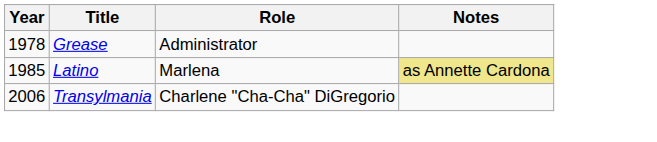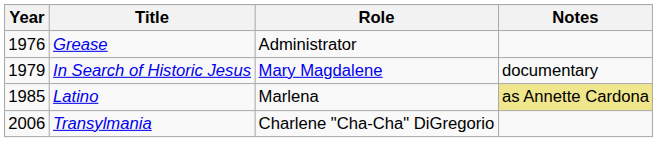(27, 44) 1978 -> (27, 44) 1976
+ row: (152, 70)
